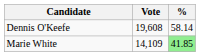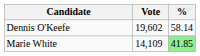(149, 28) 19,608 -> (149, 28) 19,602
